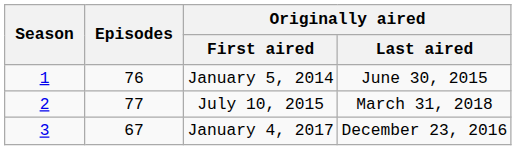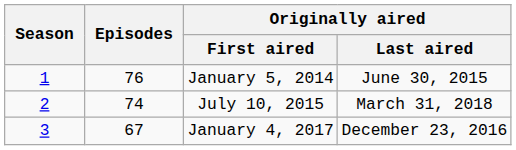(134, 104) 77 -> (134, 104) 74
